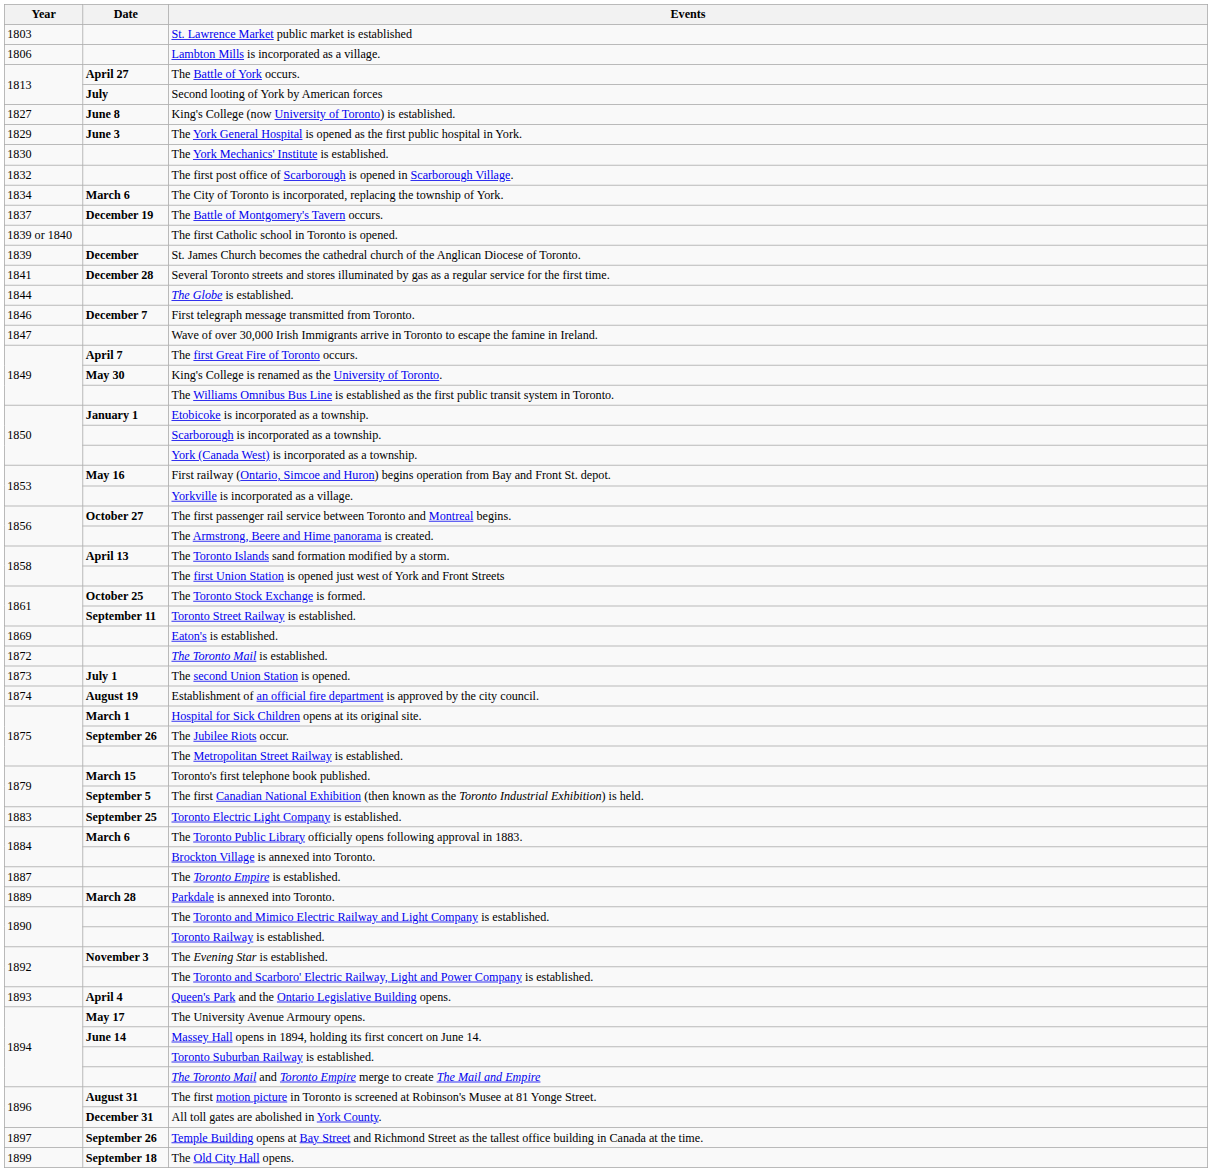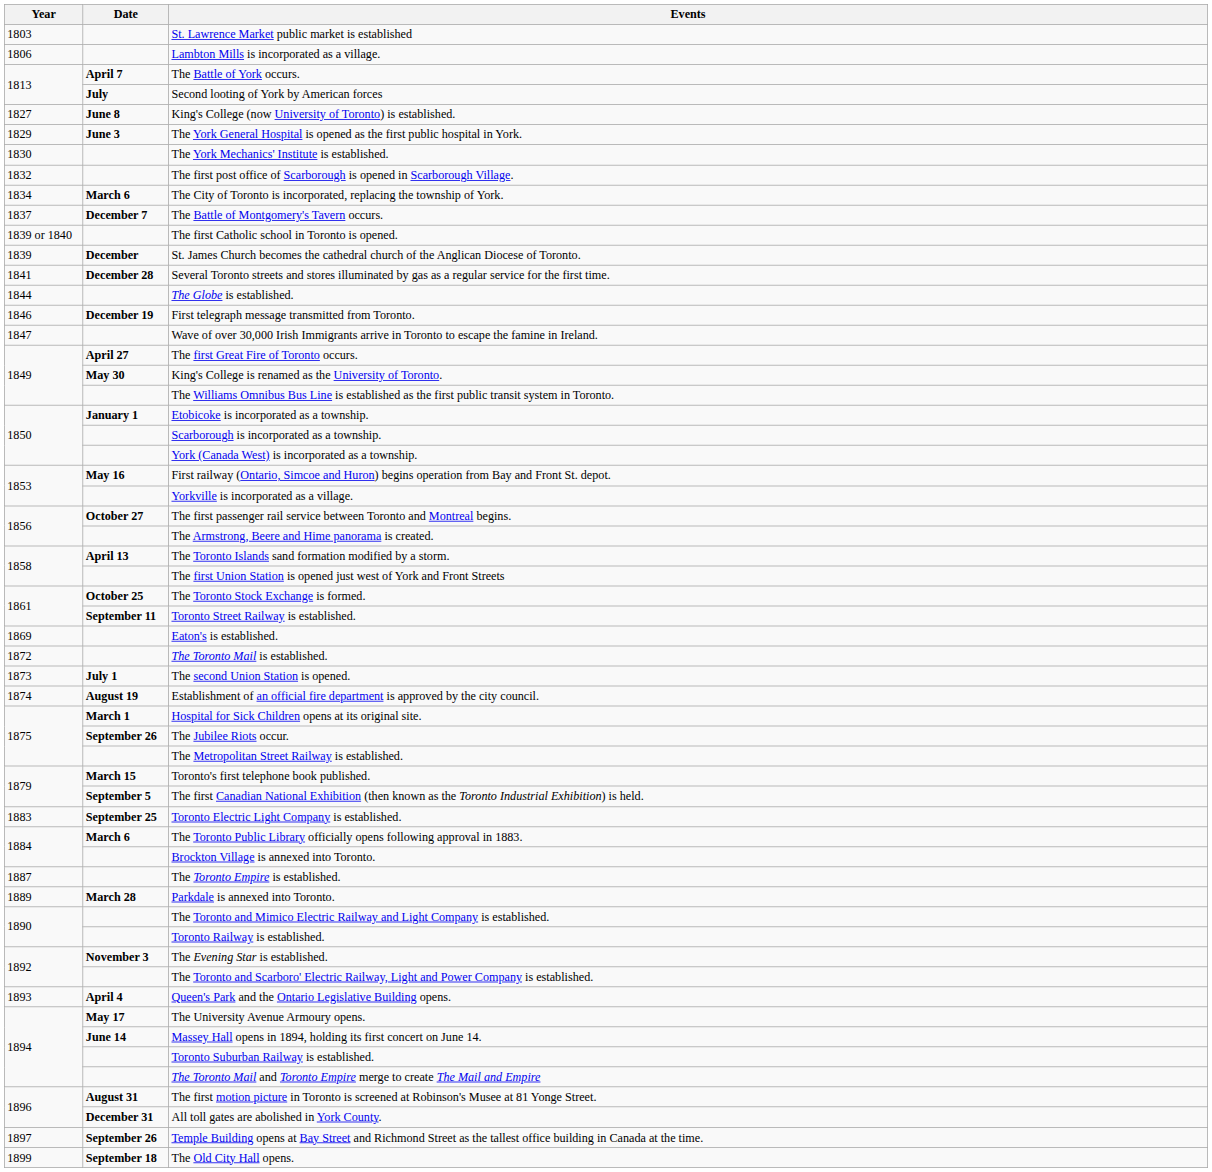(107, 74) April 27 -> (104, 74) April 7
(120, 215) December 19 -> (117, 215) December 7
(117, 315) December 7 -> (120, 315) December 19
(104, 355) April 7 -> (107, 355) April 27
